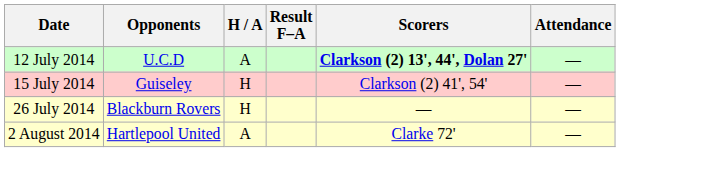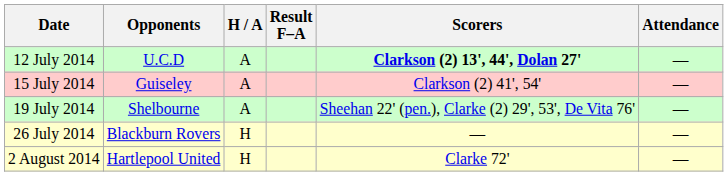(245, 84) H -> (245, 84) A
+ row: (54, 109)
(245, 134) A -> (245, 158) H
